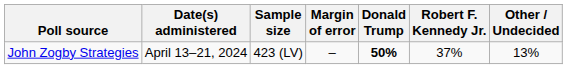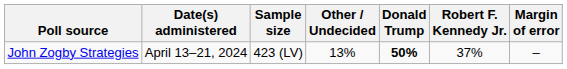columns swapped: (332, 23) <-> (526, 23)
